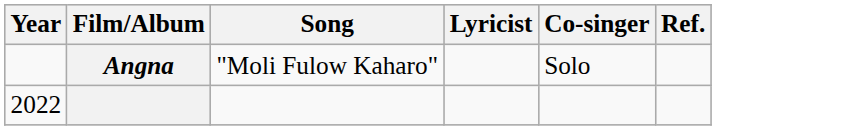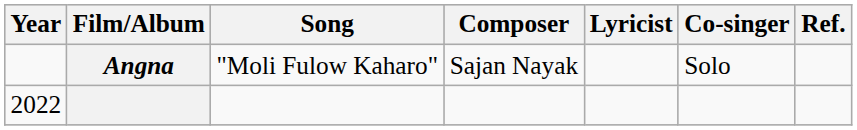+ column: (514, 24)
